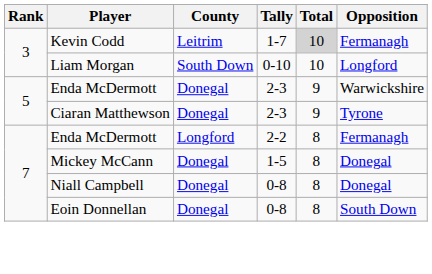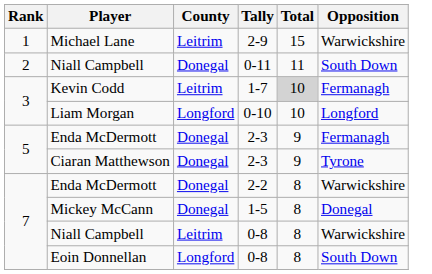+ row: (92, 40)
+ row: (97, 64)
(215, 64) South Down -> (206, 112) Longford
(382, 88) Warwickshire -> (355, 137) Fermanagh
(206, 137) Longford -> (203, 185) Donegal
(374, 137) Fermanagh -> (363, 185) Warwickshire
(203, 185) Donegal -> (200, 233) Leitrim
(366, 185) Donegal -> (363, 233) Warwickshire
(203, 209) Donegal -> (206, 257) Longford
